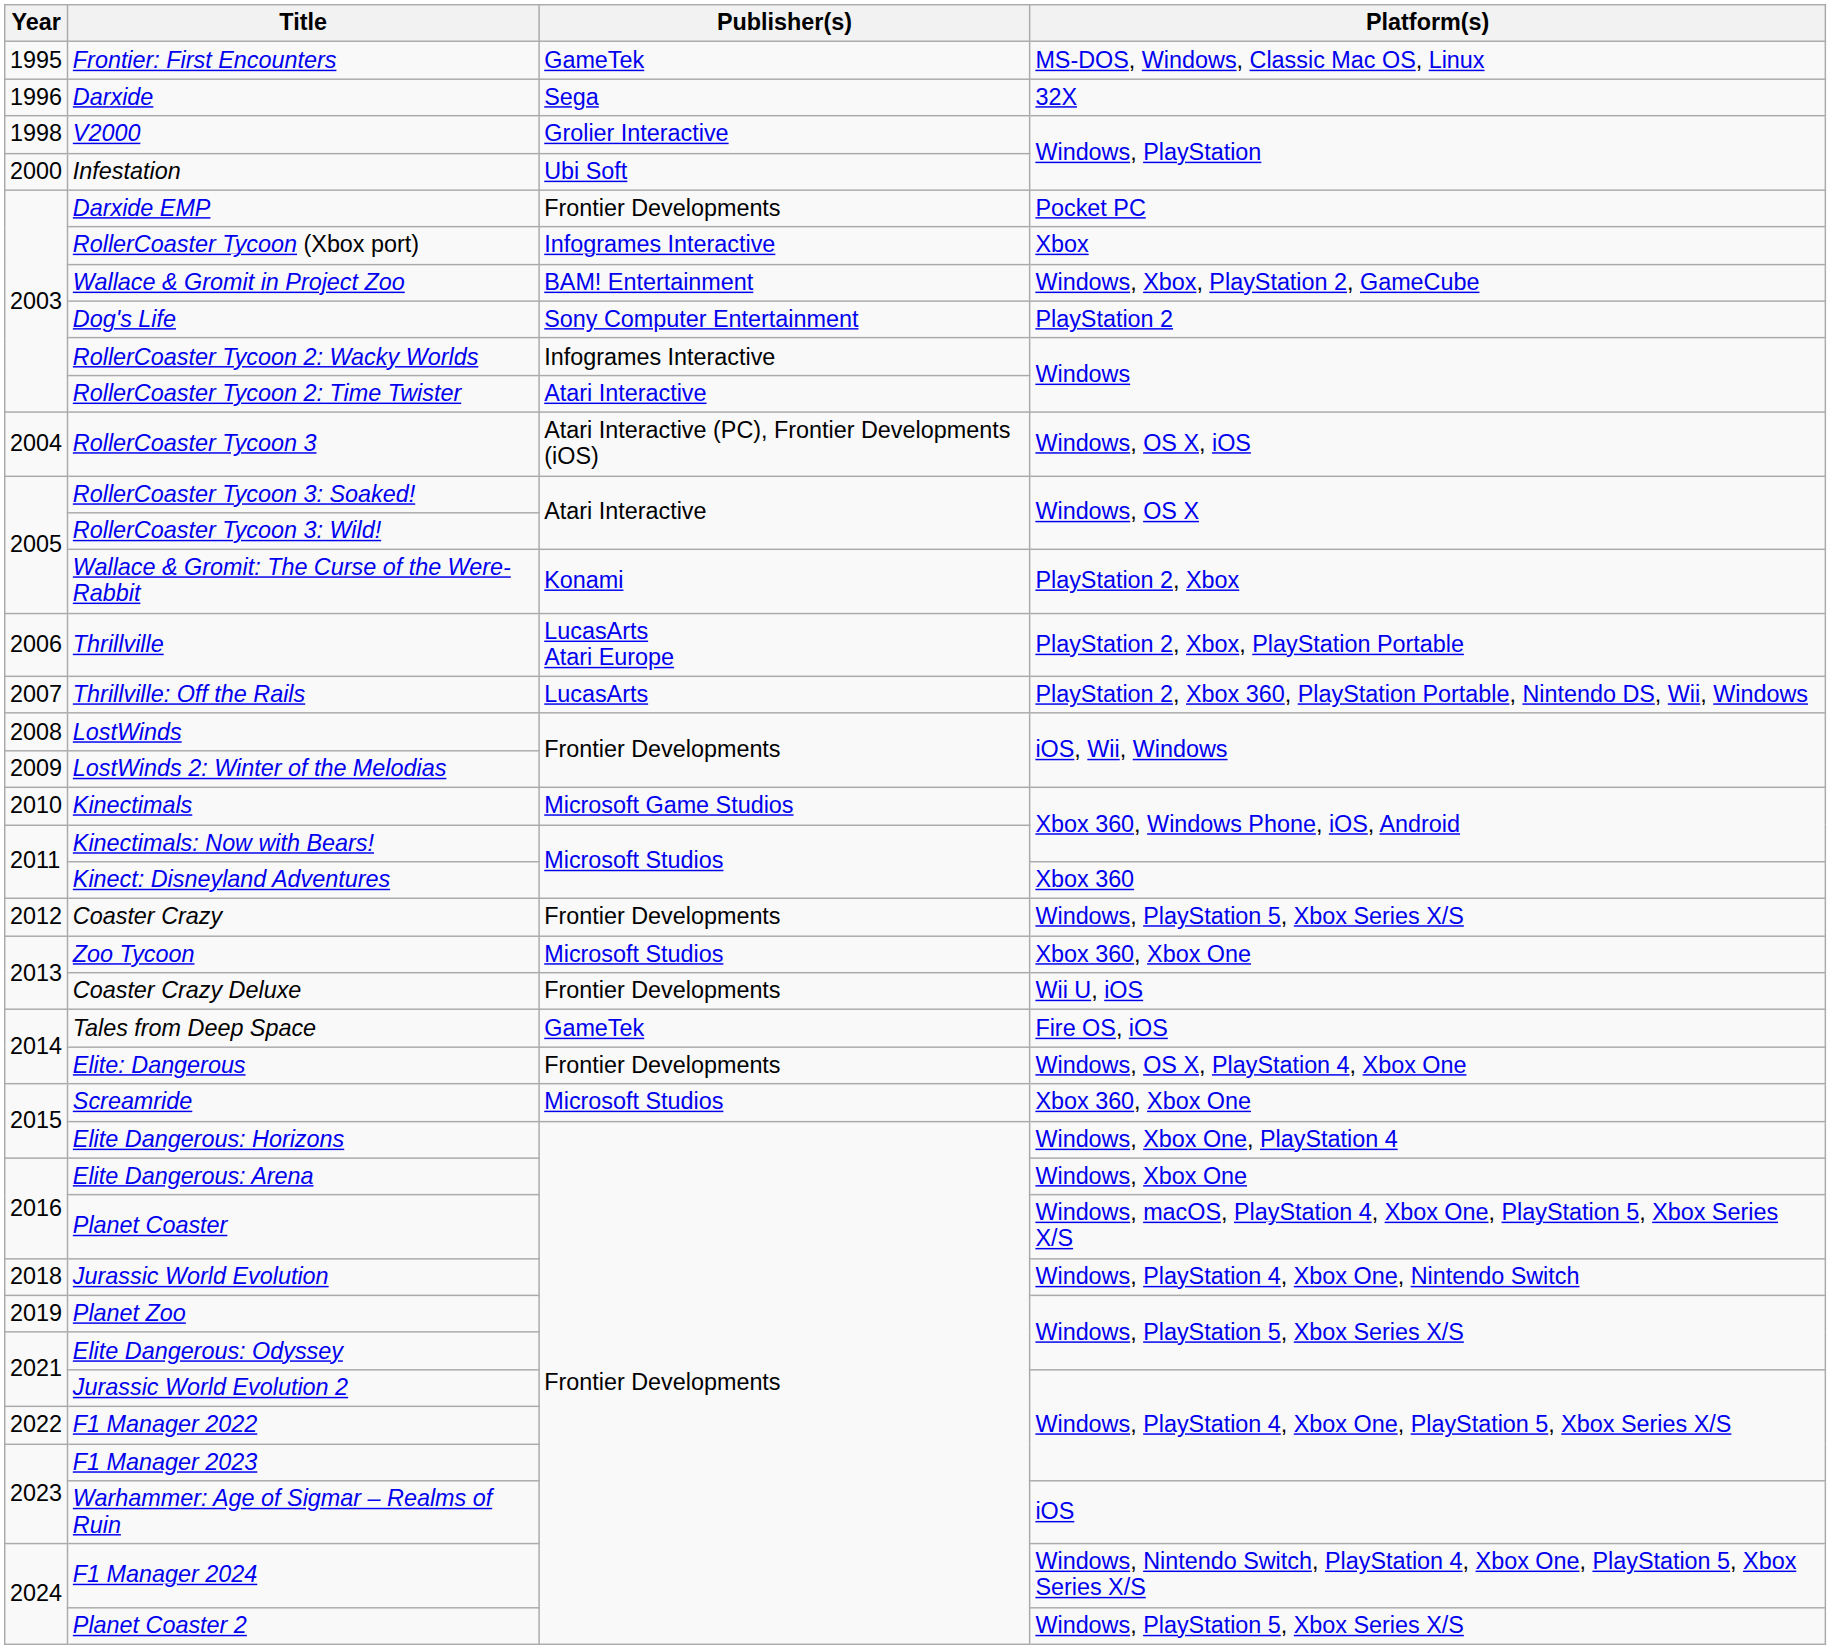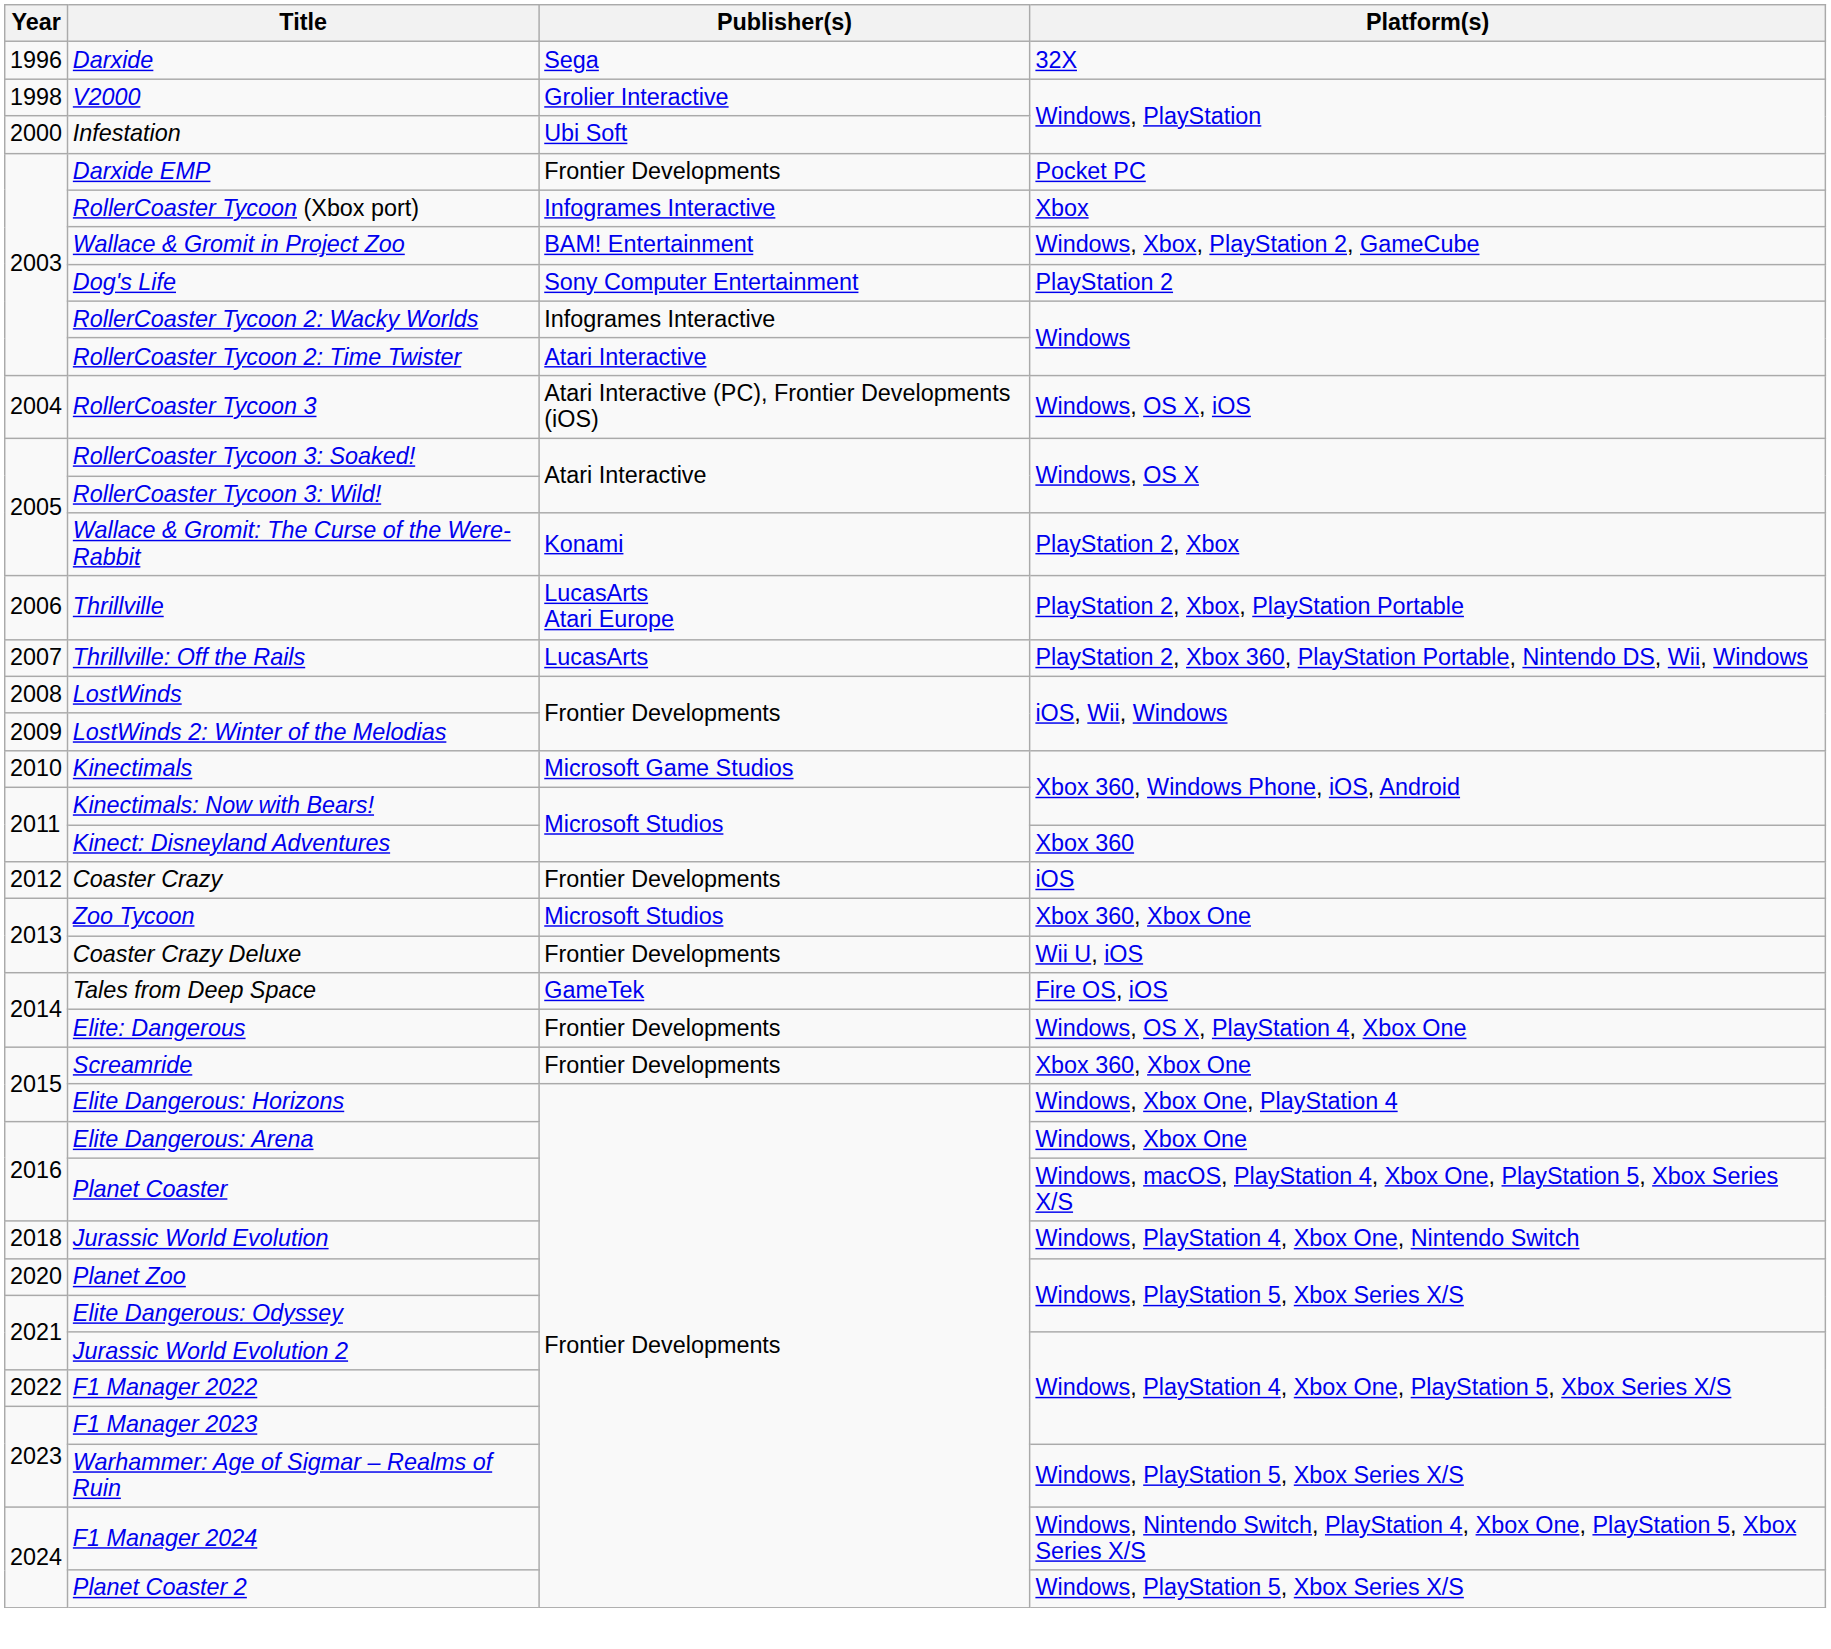- row: (205, 60)
(1250, 916) Windows, PlayStation 5, Xbox Series X/S -> (1055, 879) iOS
(634, 1102) Microsoft Studios -> (662, 1065) Frontier Developments
(36, 1313) 2019 -> (36, 1276) 2020
(1055, 1512) iOS -> (1250, 1474) Windows, PlayStation 5, Xbox Series X/S
